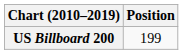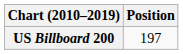(151, 37) 199 -> (151, 37) 197
